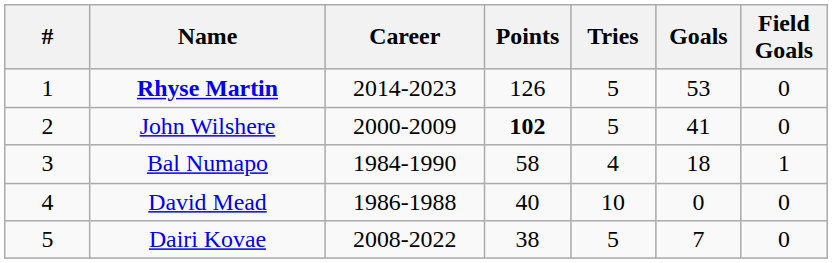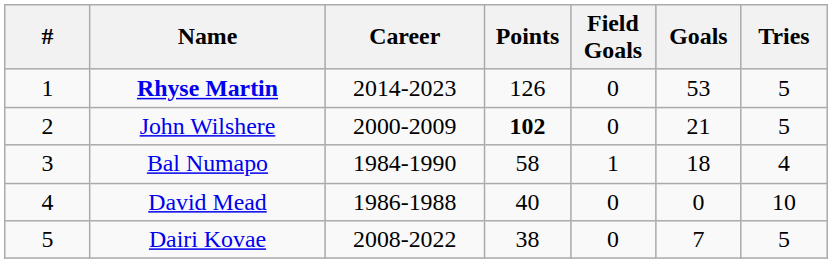columns swapped: (613, 36) <-> (784, 36)
(698, 125) 41 -> (698, 125) 21
